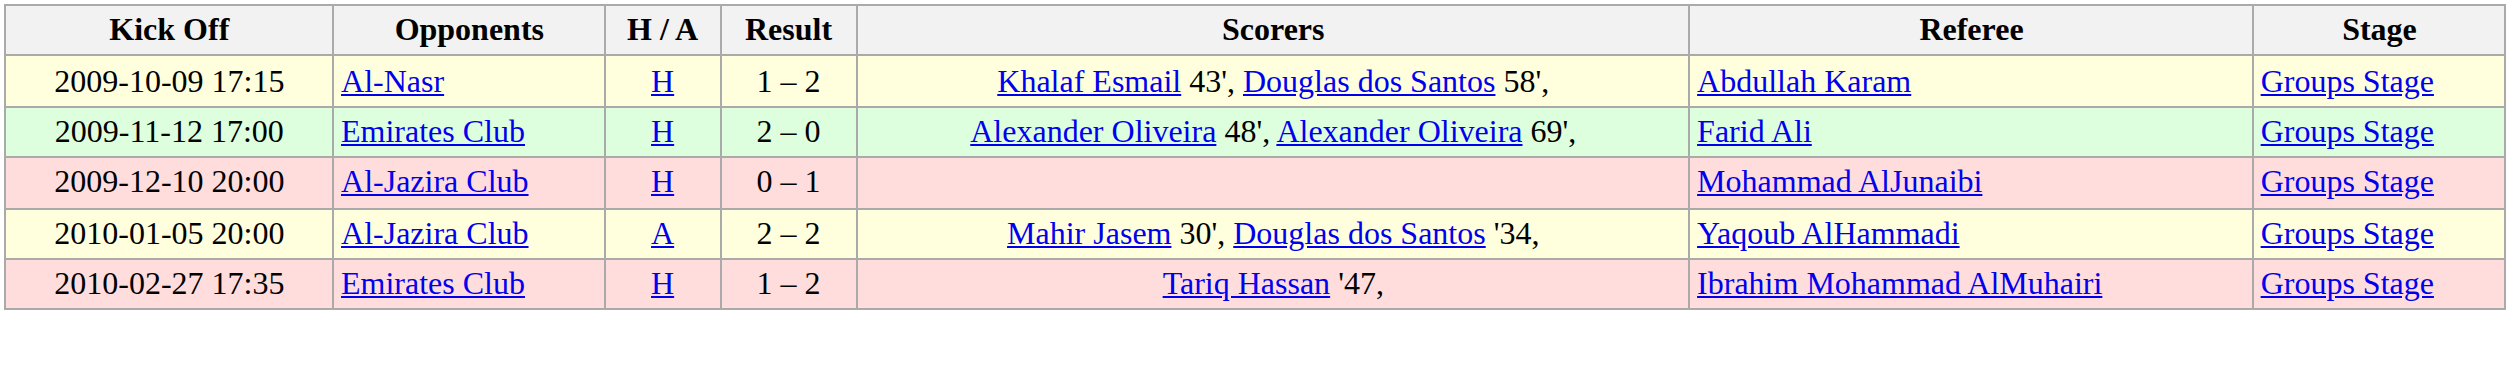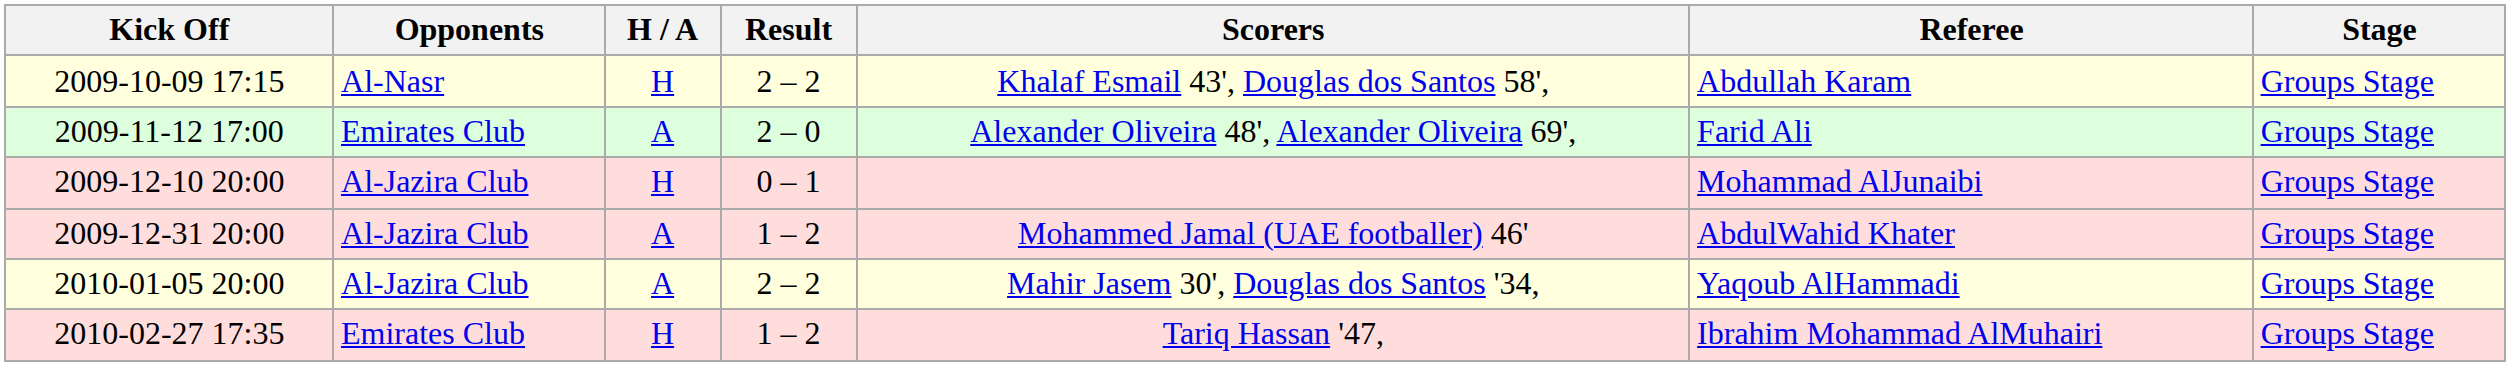(788, 80) 1 – 2 -> (788, 80) 2 – 2
(663, 131) H -> (663, 131) A
+ row: (169, 232)
